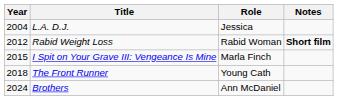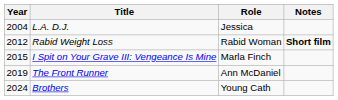(17, 73) 2018 -> (17, 73) 2019
(246, 73) Young Cath -> (251, 73) Ann McDaniel
(251, 88) Ann McDaniel -> (246, 88) Young Cath
